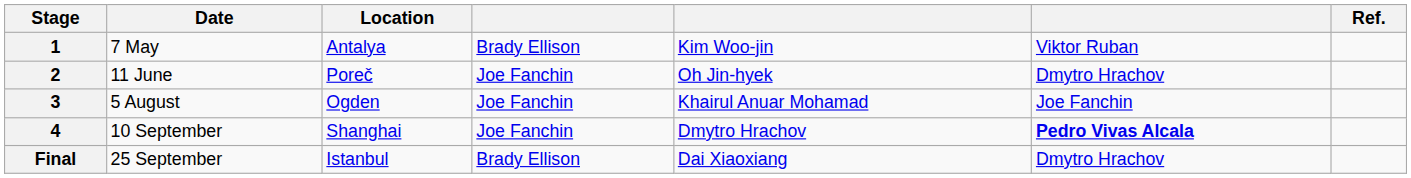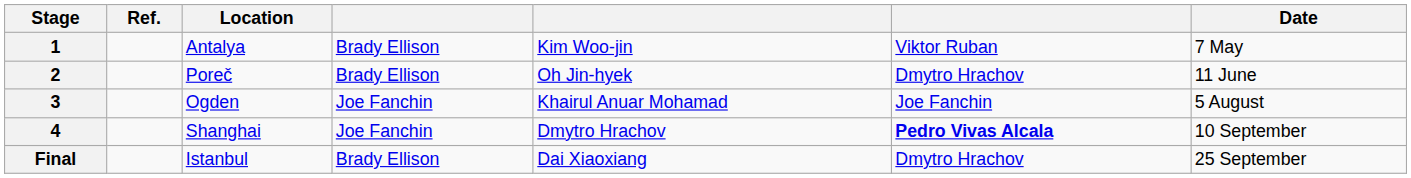columns swapped: (214, 18) <-> (1369, 18)
(525, 74) Joe Fanchin -> (388, 74) Brady Ellison
